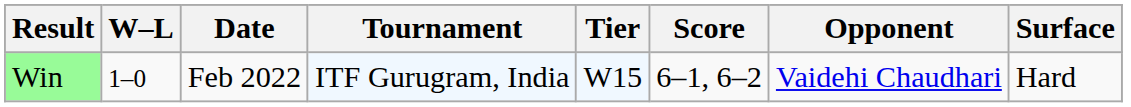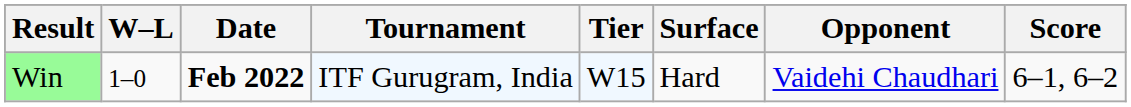columns swapped: (1065, 28) <-> (709, 28)
(244, 76) normal -> (246, 76) bold
